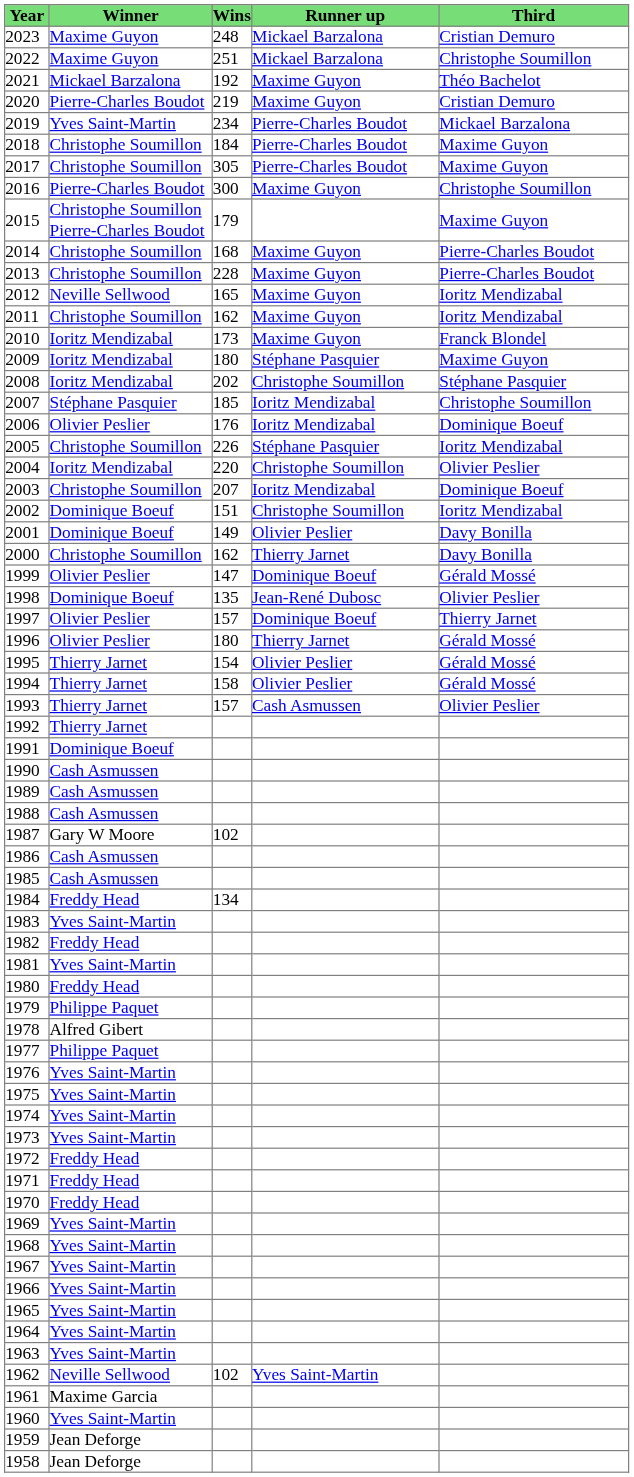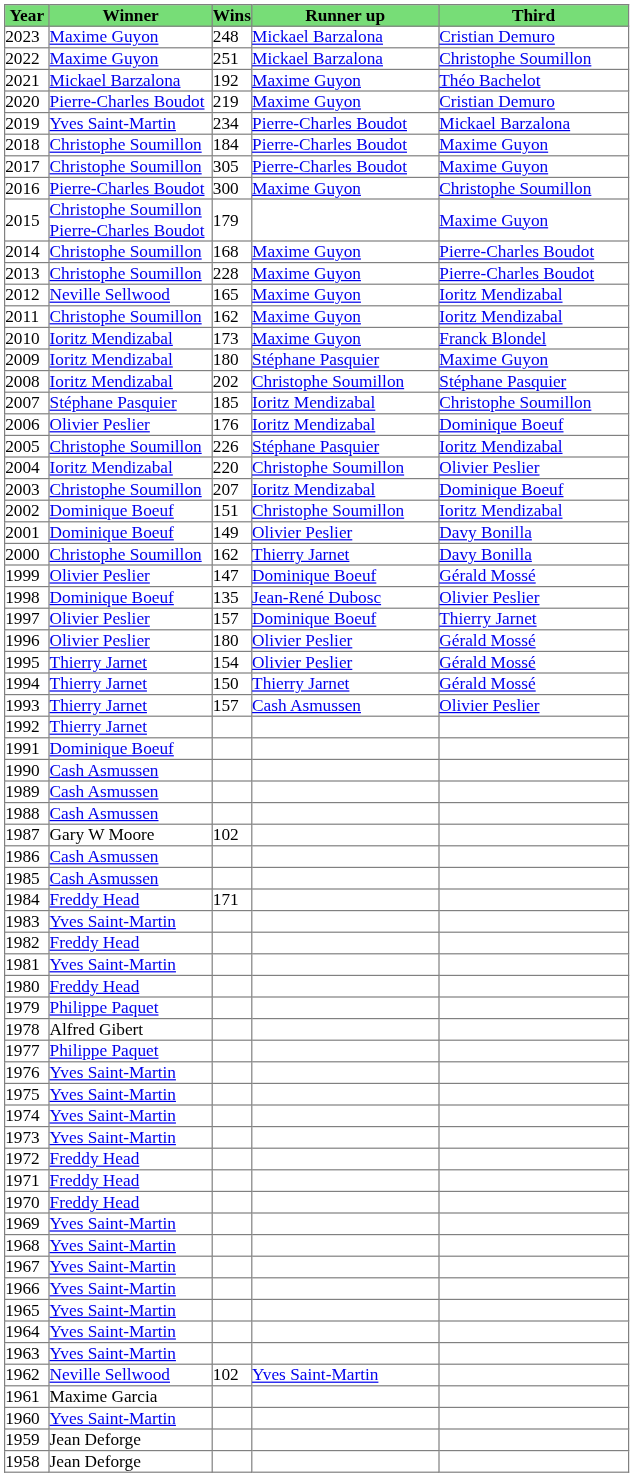(301, 640) Thierry Jarnet -> (302, 640) Olivier Peslier
(226, 683) 158 -> (226, 683) 150
(302, 683) Olivier Peslier -> (301, 683) Thierry Jarnet
(226, 899) 134 -> (226, 899) 171
